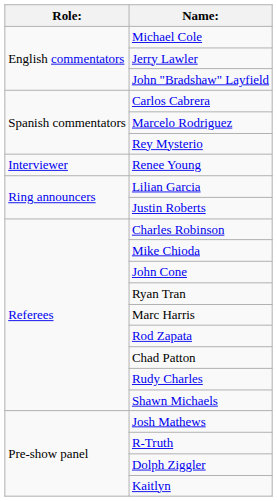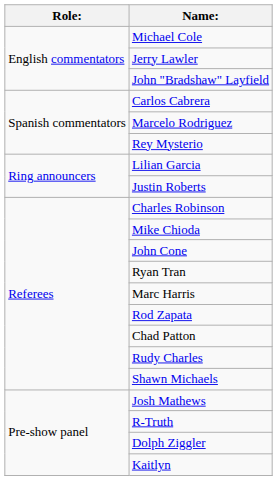- row: (166, 165)
